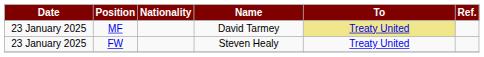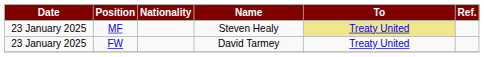(249, 29) David Tarmey -> (249, 29) Steven Healy
(249, 45) Steven Healy -> (249, 45) David Tarmey
